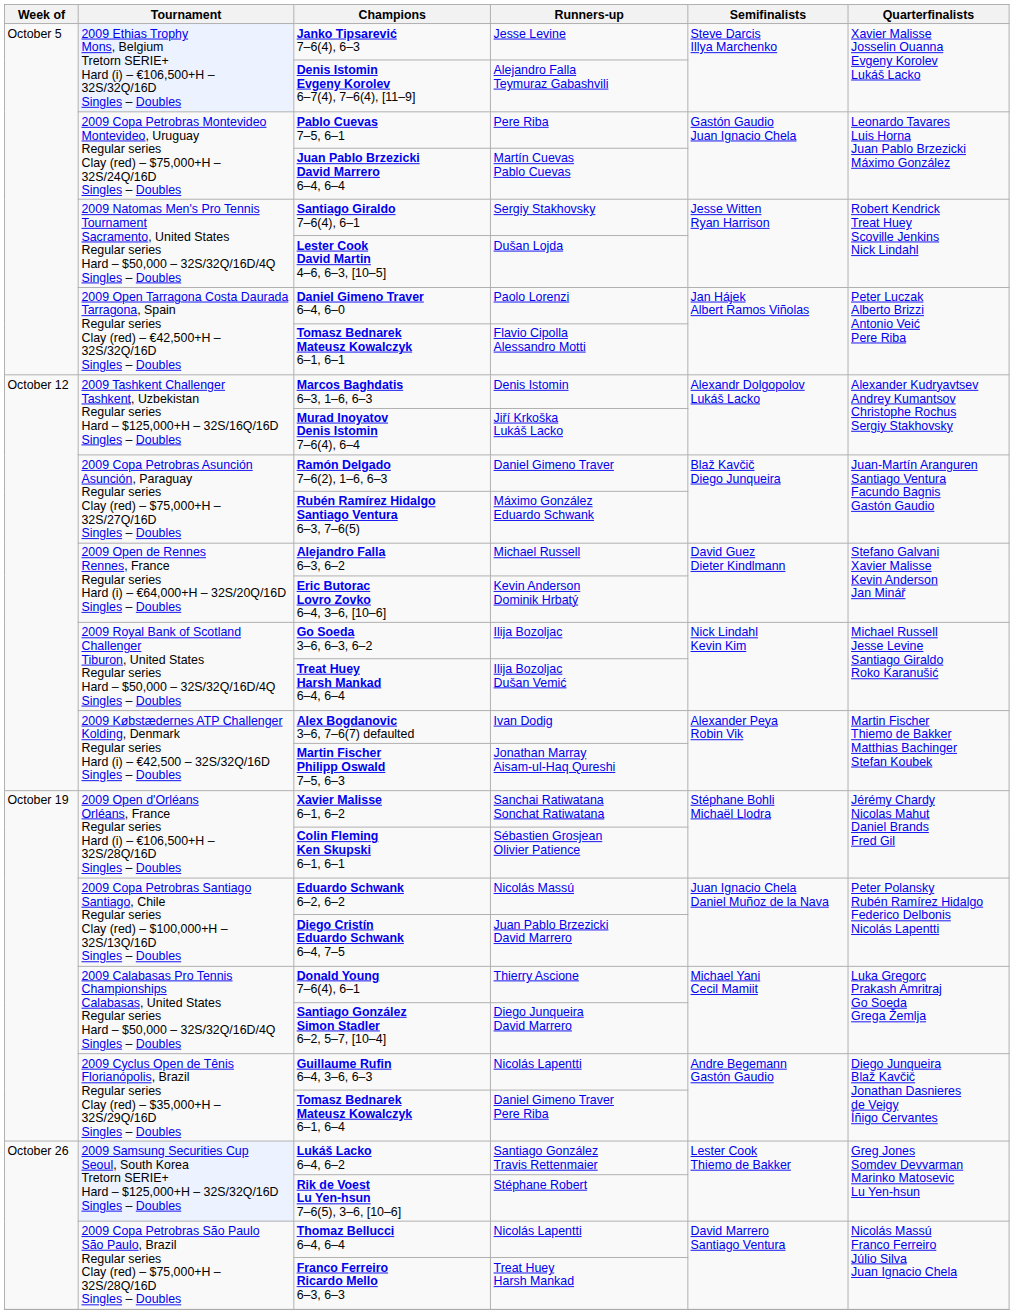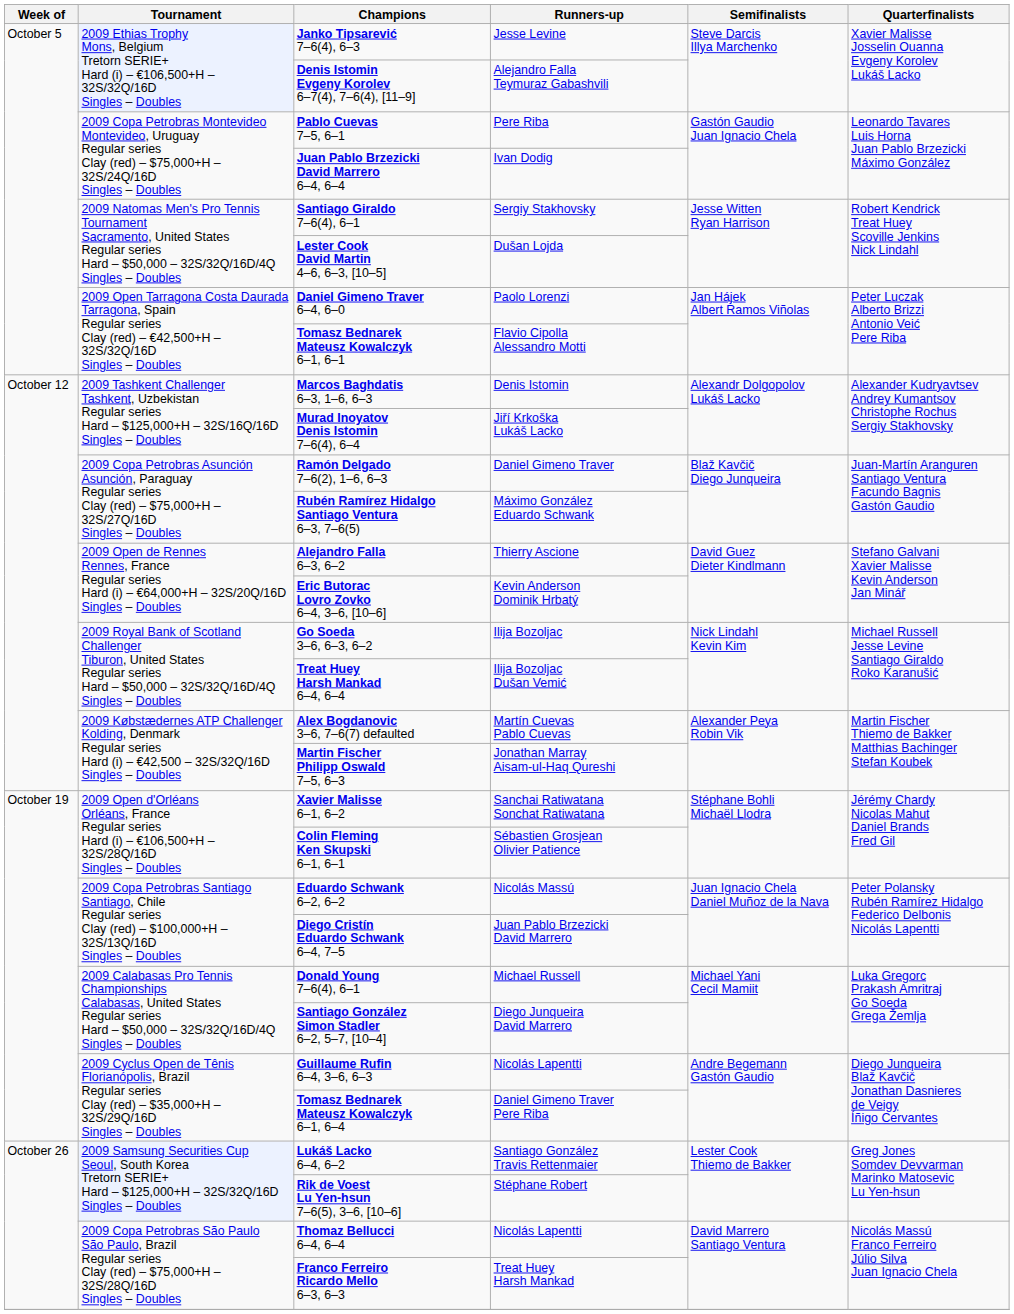(534, 164) Martín Cuevas Pablo Cuevas -> (523, 157) Ivan Dodig
(537, 552) Michael Russell -> (536, 552) Thierry Ascione
(523, 720) Ivan Dodig -> (534, 727) Martín Cuevas Pablo Cuevas
(536, 975) Thierry Ascione -> (537, 975) Michael Russell
